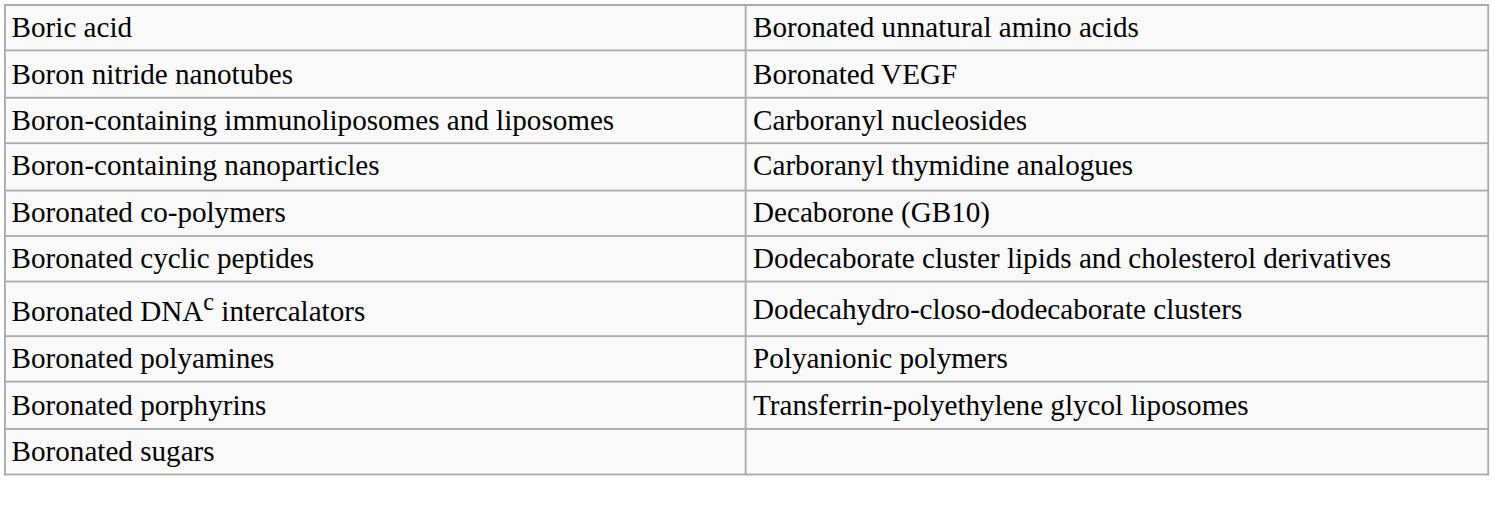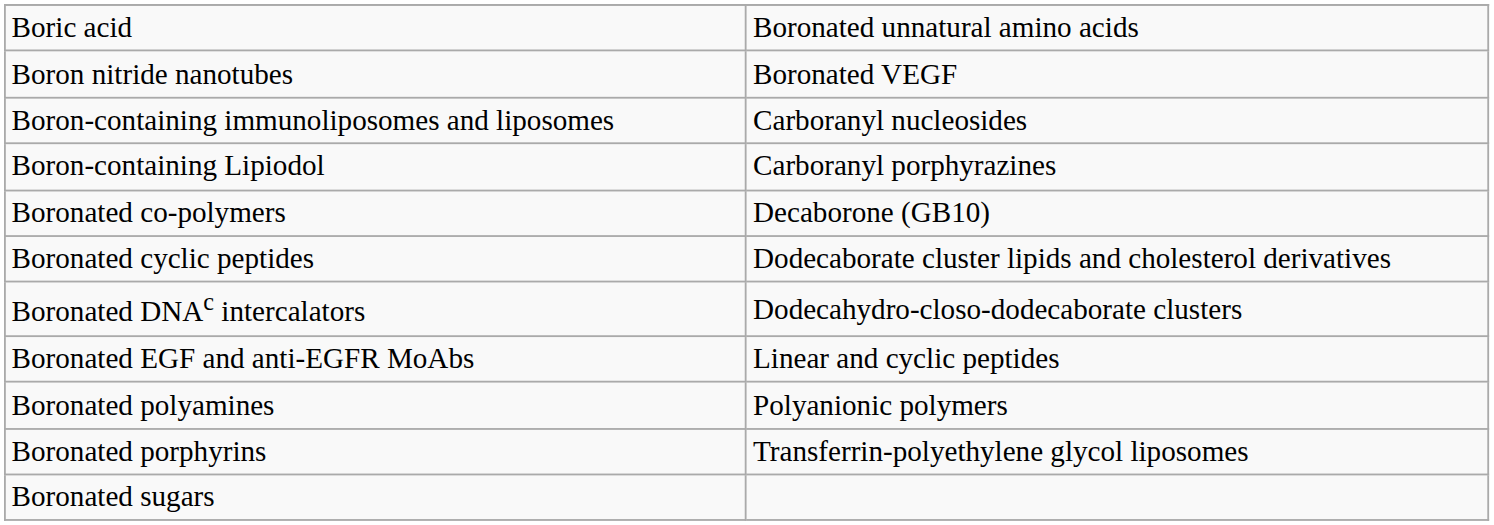+ row: (168, 166)
- row: (196, 166)
+ row: (243, 358)
